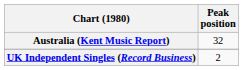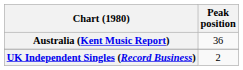(218, 40) 32 -> (218, 40) 36
